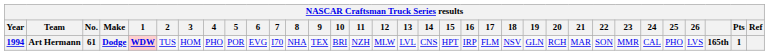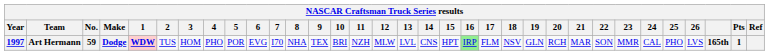(15, 42) 1994 -> (15, 42) 1997
(91, 42) 61 -> (91, 42) 59
(470, 42) no background -> (470, 42) lightgreen background
